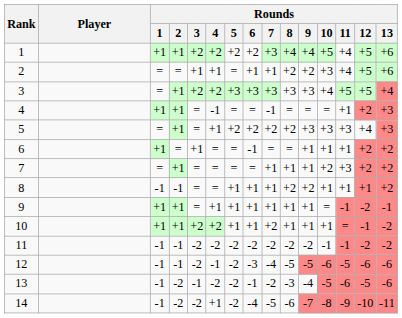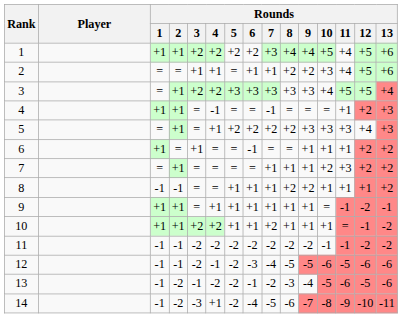(197, 303) -2 -> (197, 303) -3
